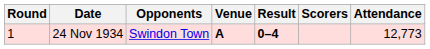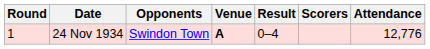(268, 34) bold -> (268, 34) normal
(403, 34) 12,773 -> (403, 34) 12,776
